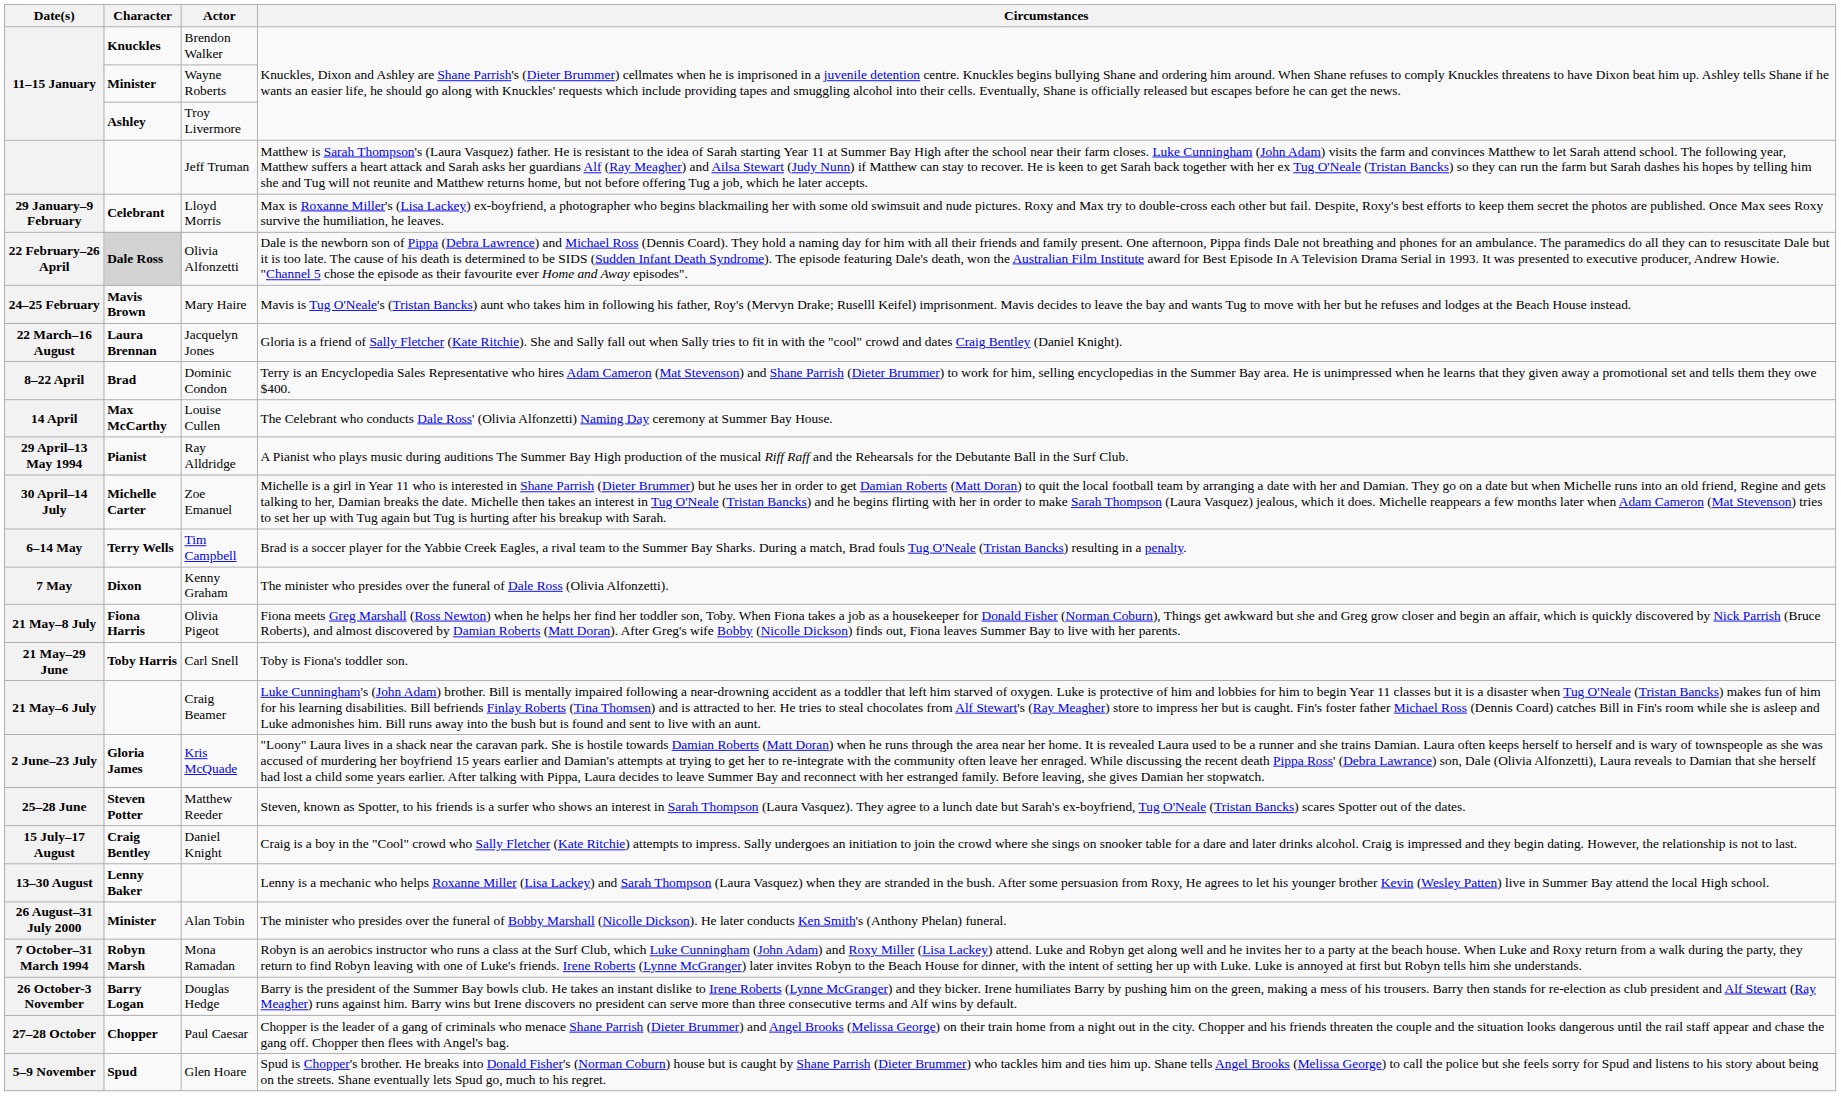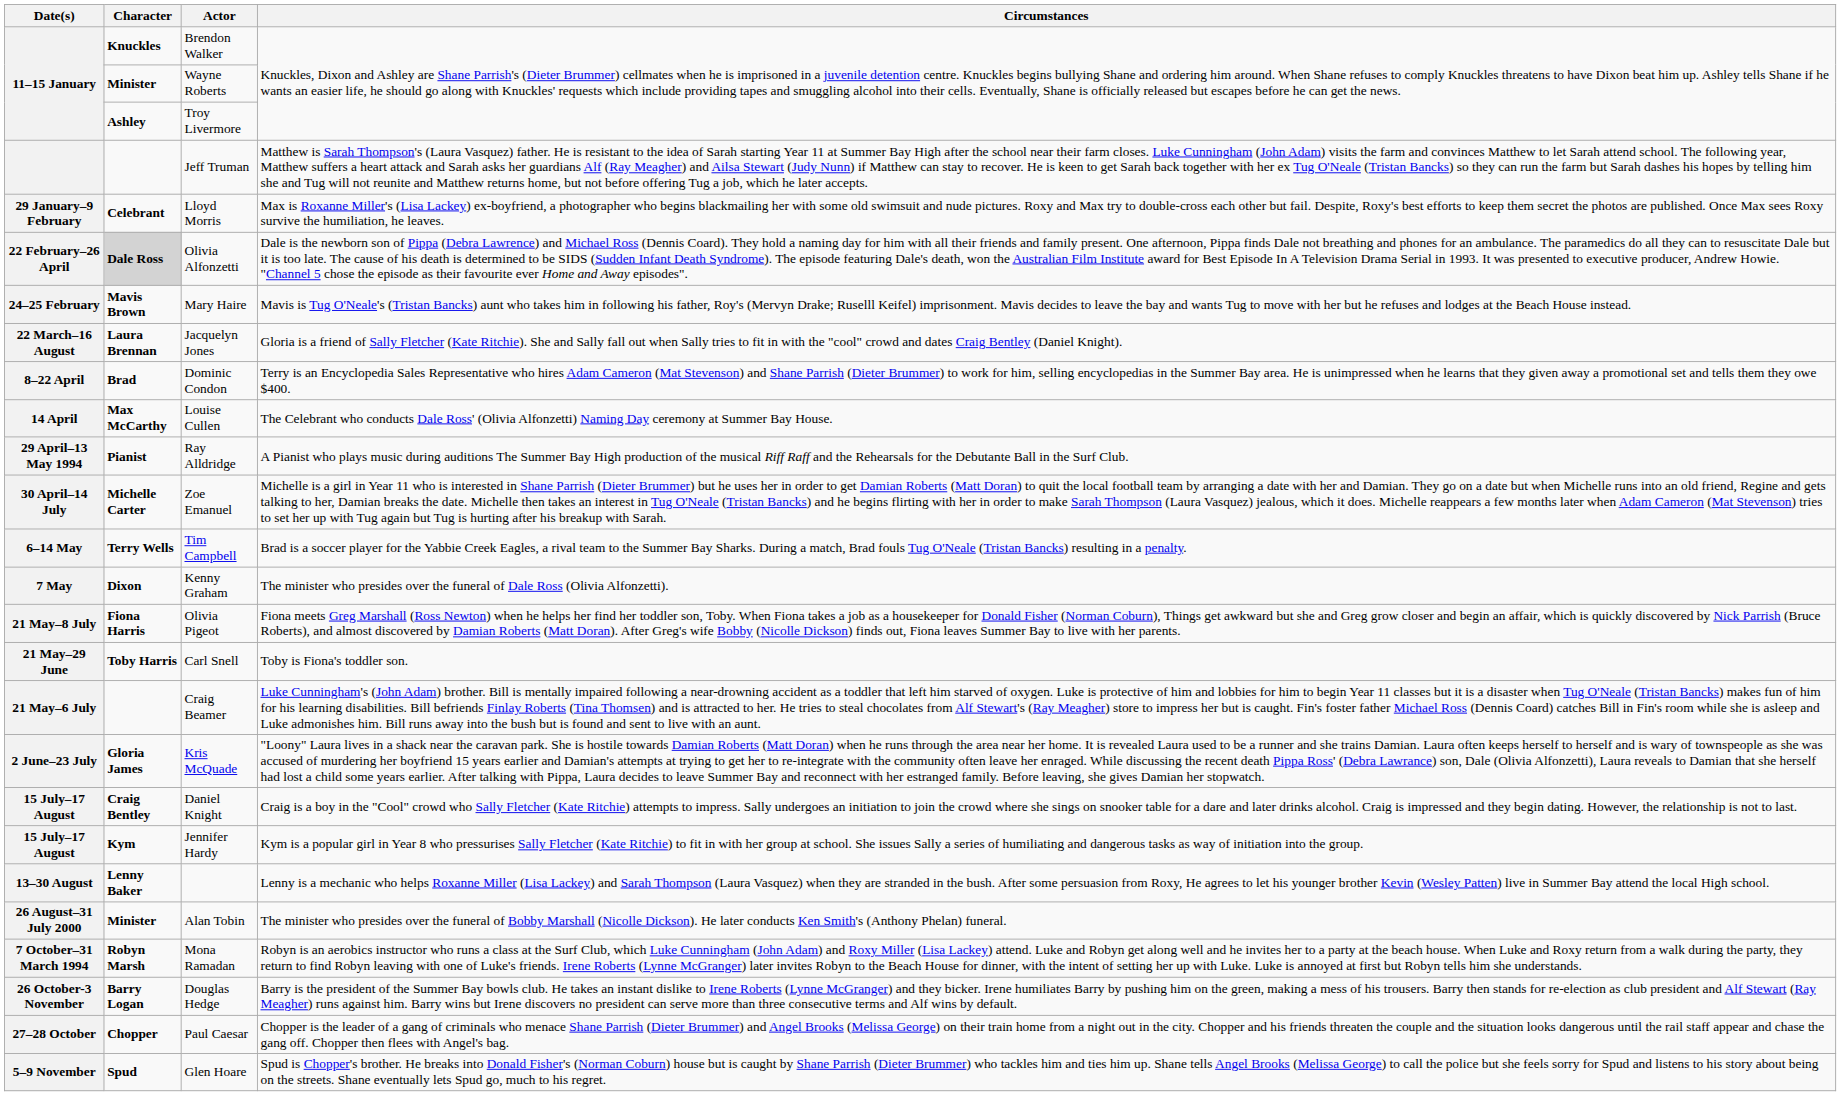- row: (208, 807)
+ row: (206, 845)
